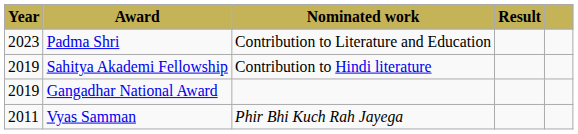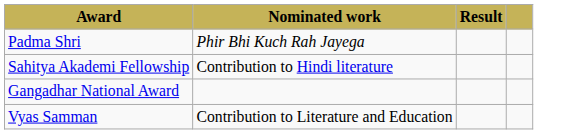- column: (24, 16)
(363, 41) Contribution to Literature and Education -> (281, 41) Phir Bhi Kuch Rah Jayega
(319, 116) Phir Bhi Kuch Rah Jayega -> (325, 116) Contribution to Literature and Education
